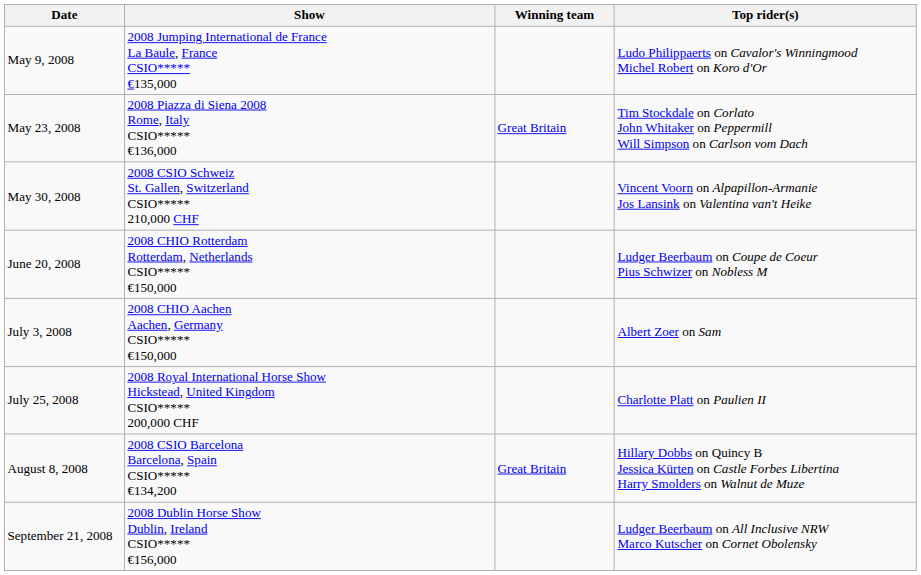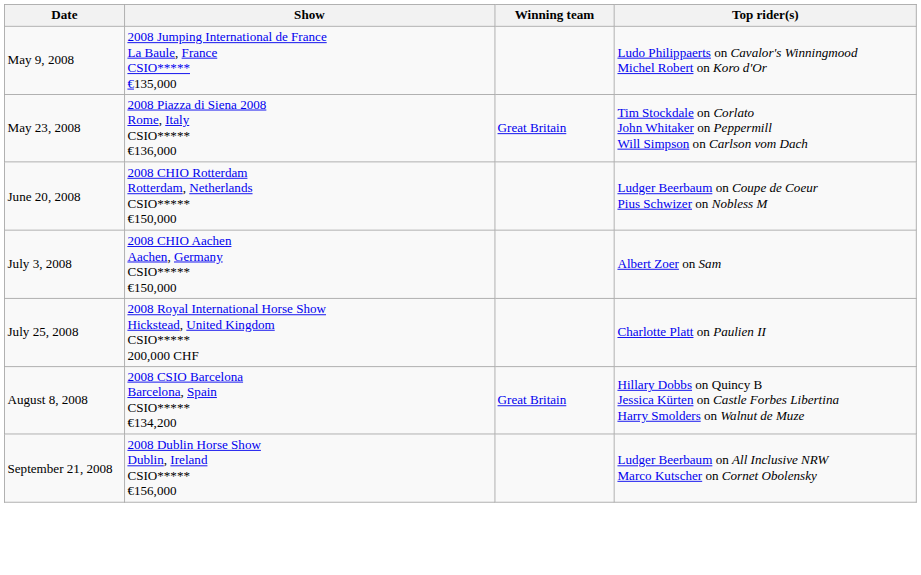- row: (44, 196)
